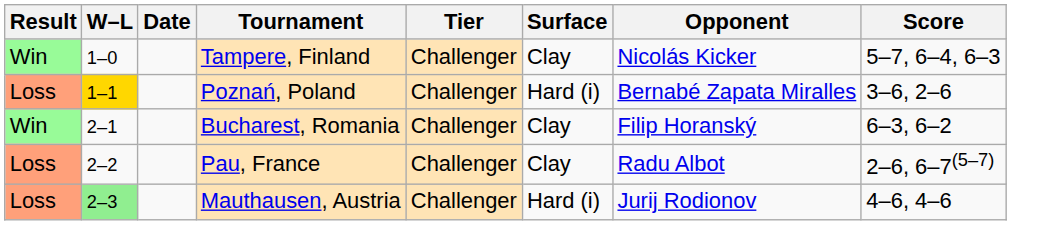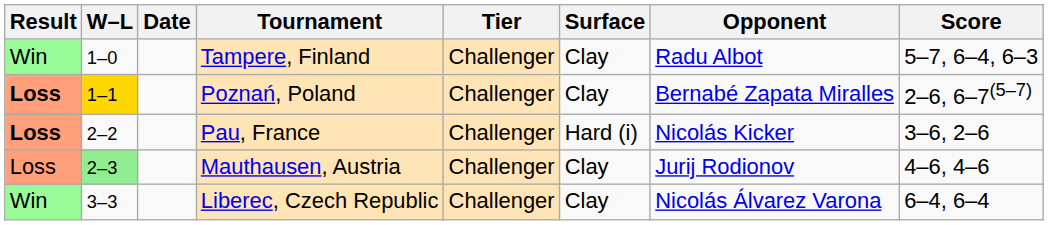(687, 56) Nicolás Kicker -> (709, 56) Radu Albot
(33, 91) normal -> (35, 94) bold
(563, 91) Hard (i) -> (587, 94) Clay
(909, 91) 3–6, 2–6 -> (968, 94) 2–6, 6–7(5–7)
- row: (300, 126)
(33, 163) normal -> (35, 132) bold
(549, 163) Clay -> (601, 132) Hard (i)
(671, 163) Radu Albot -> (725, 132) Nicolás Kicker
(930, 163) 2–6, 6–7(5–7) -> (947, 132) 3–6, 2–6
(563, 201) Hard (i) -> (587, 166) Clay
+ row: (320, 201)
